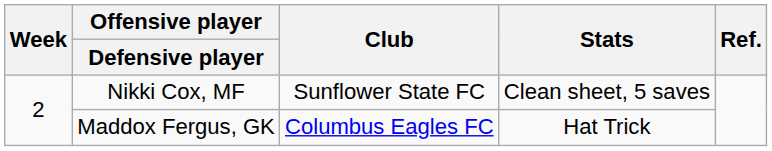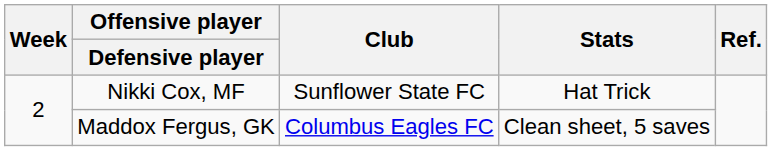(607, 92) Clean sheet, 5 saves -> (607, 92) Hat Trick
(607, 127) Hat Trick -> (607, 127) Clean sheet, 5 saves
